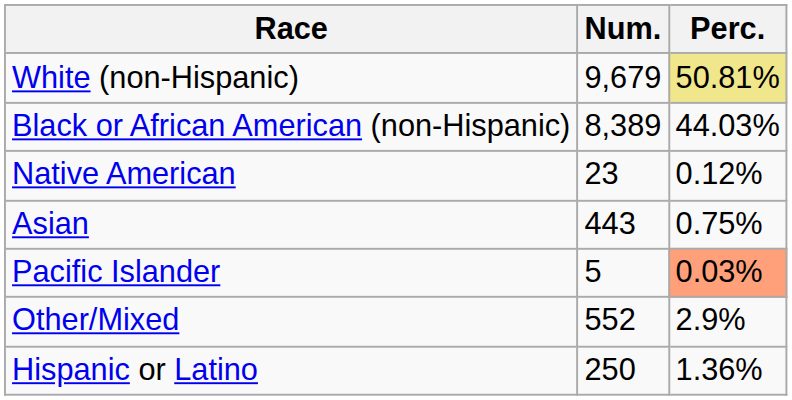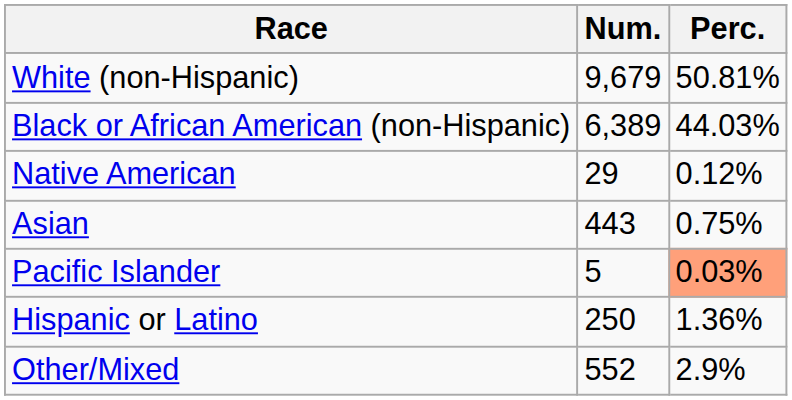(728, 77) khaki background -> (728, 77) no background
(623, 126) 8,389 -> (623, 126) 6,389
(602, 175) 23 -> (602, 175) 29
rows swapped: (96, 321) <-> (135, 369)
